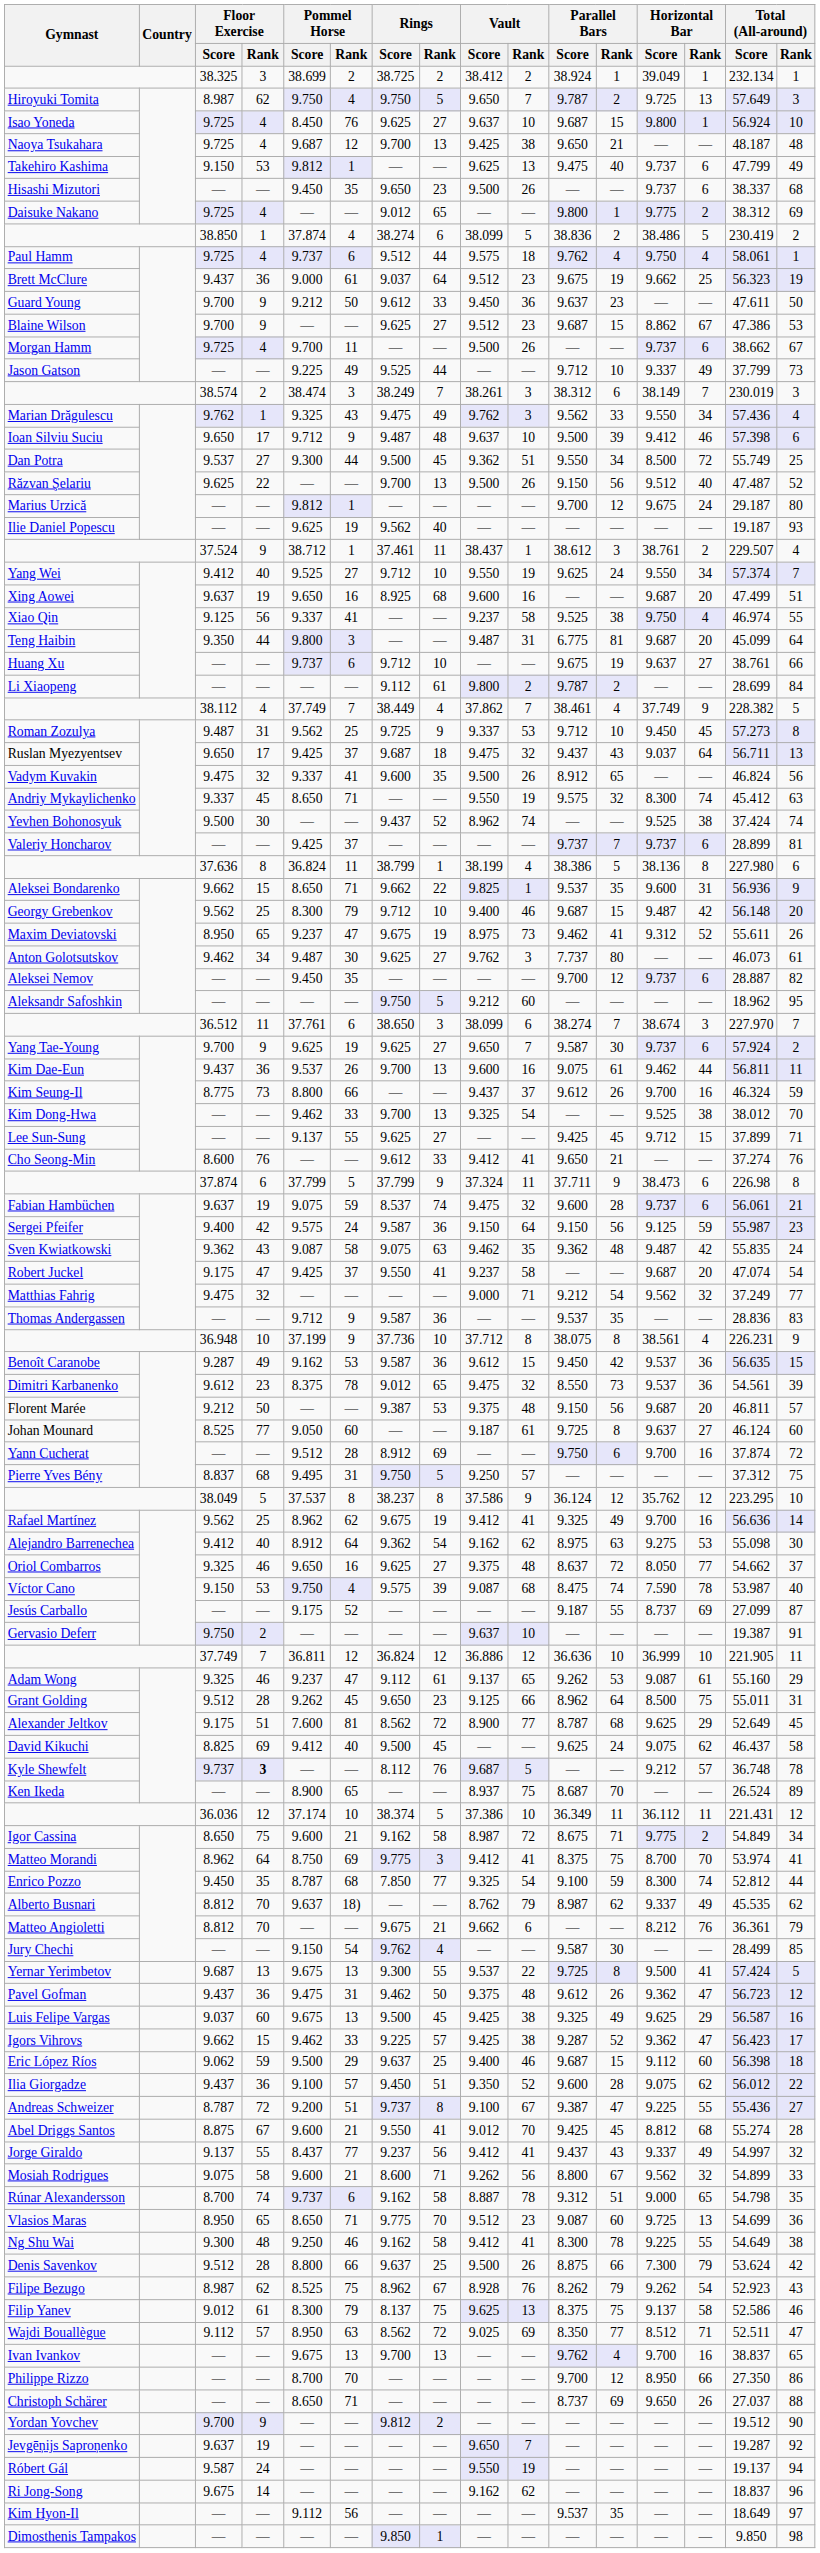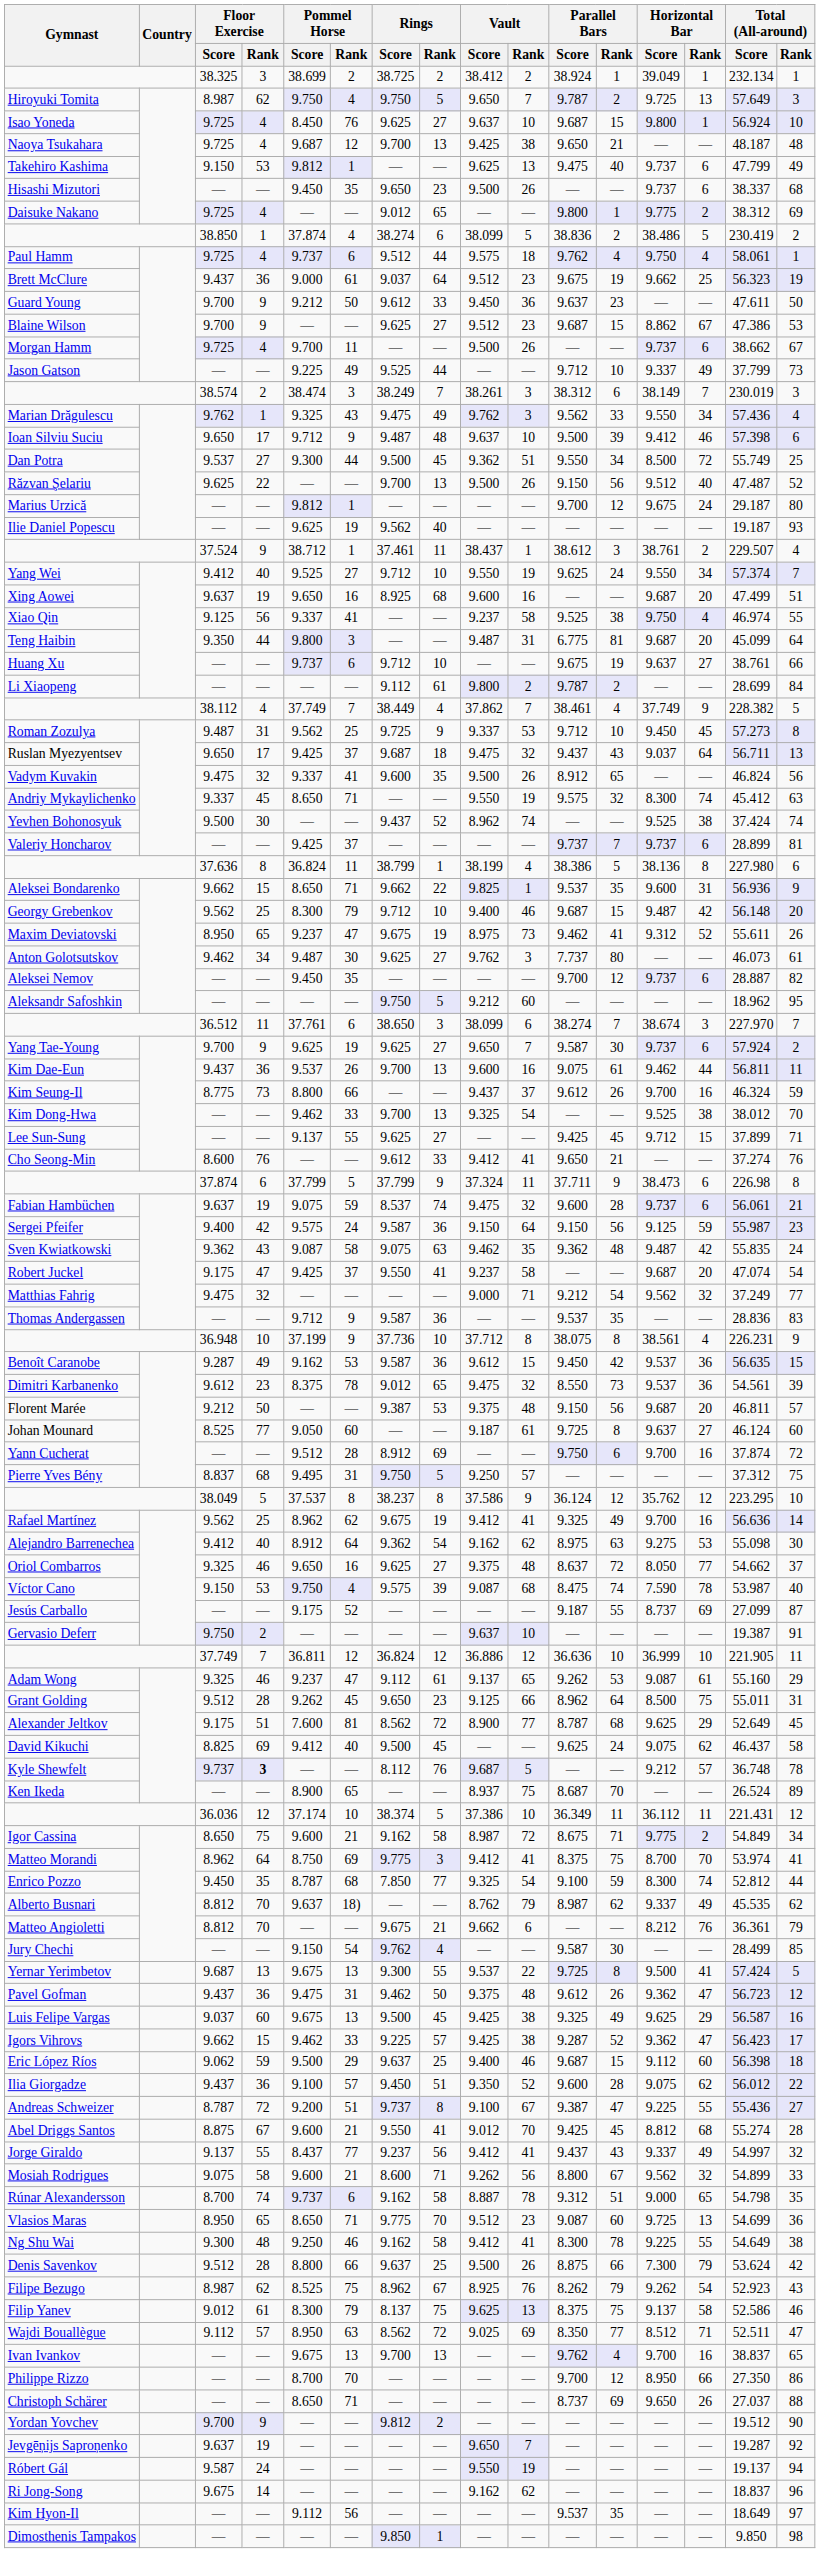(484, 2288) 8.928 -> (484, 2288) 8.925
